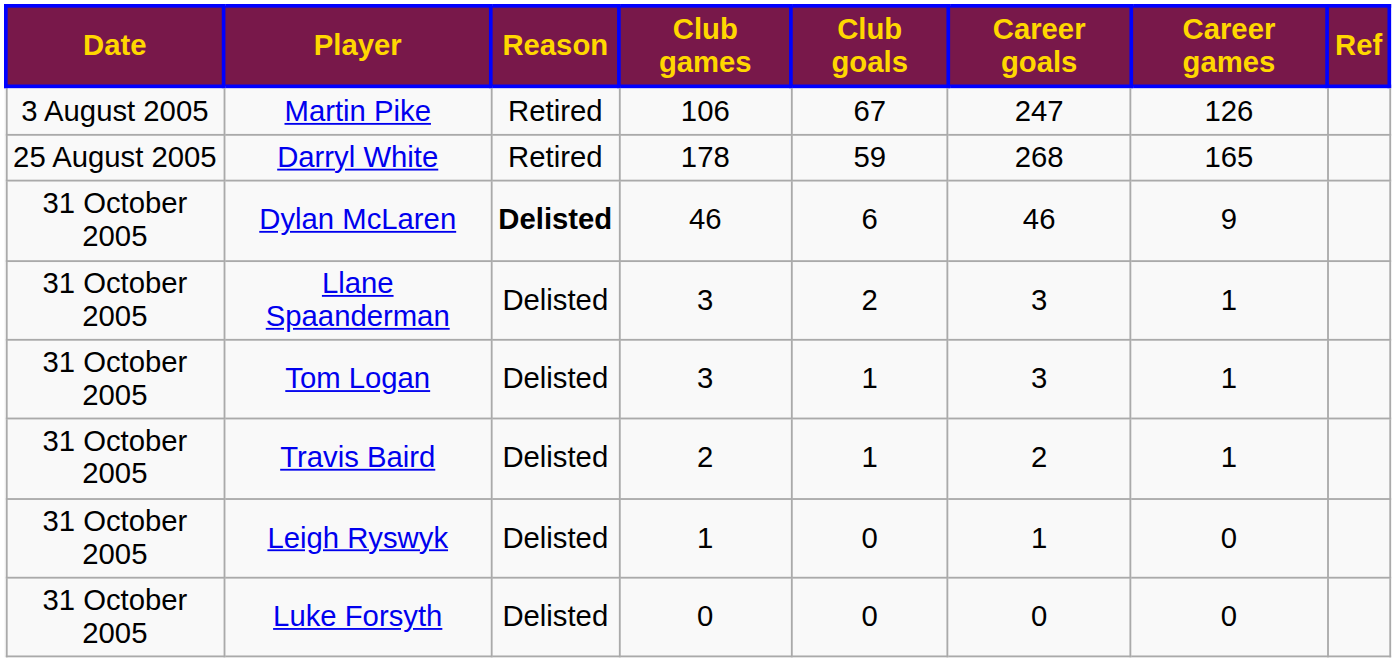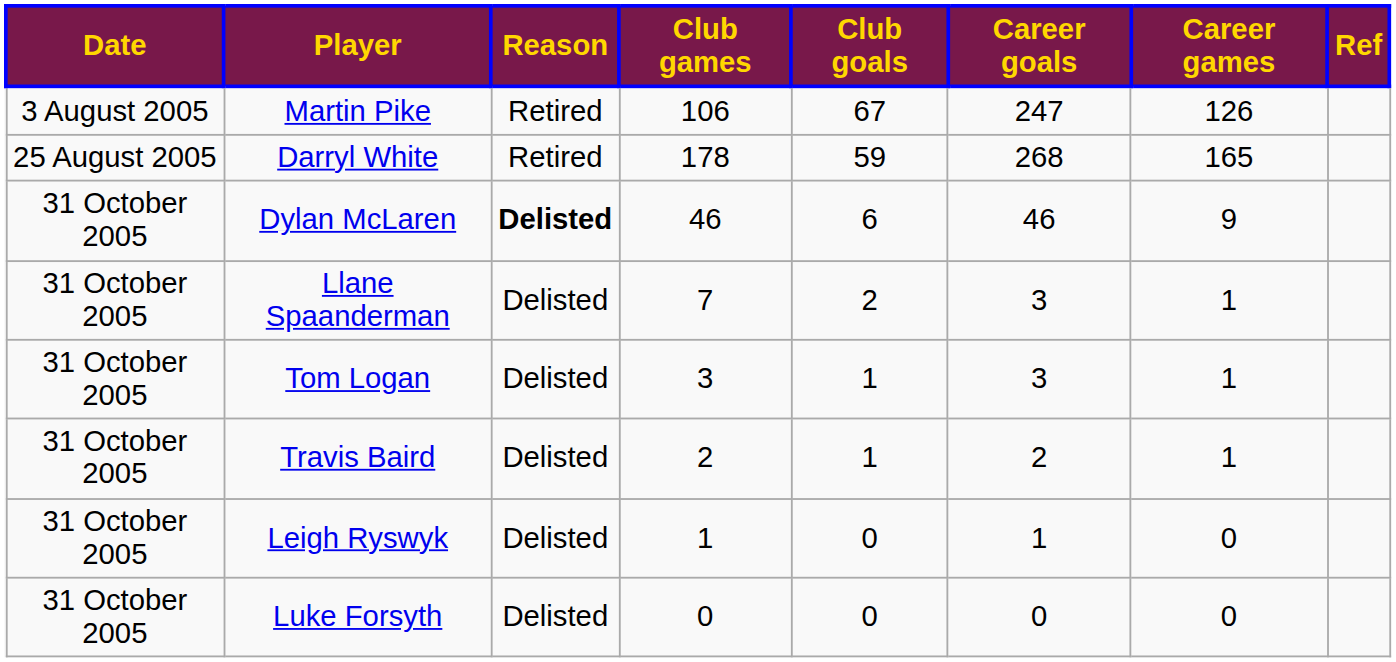(705, 299) 3 -> (705, 299) 7
